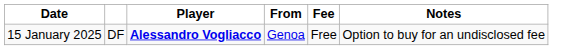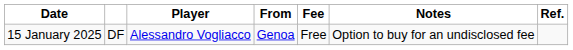+ column: (552, 14)
(196, 34) bold -> (190, 34) normal
